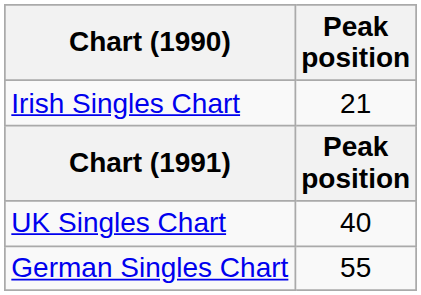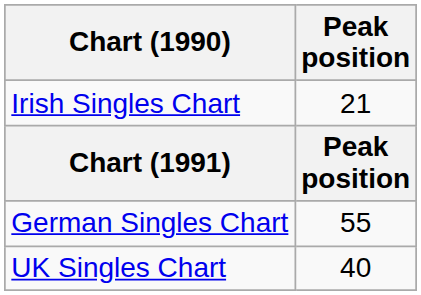rows swapped: (119, 222) <-> (150, 267)
